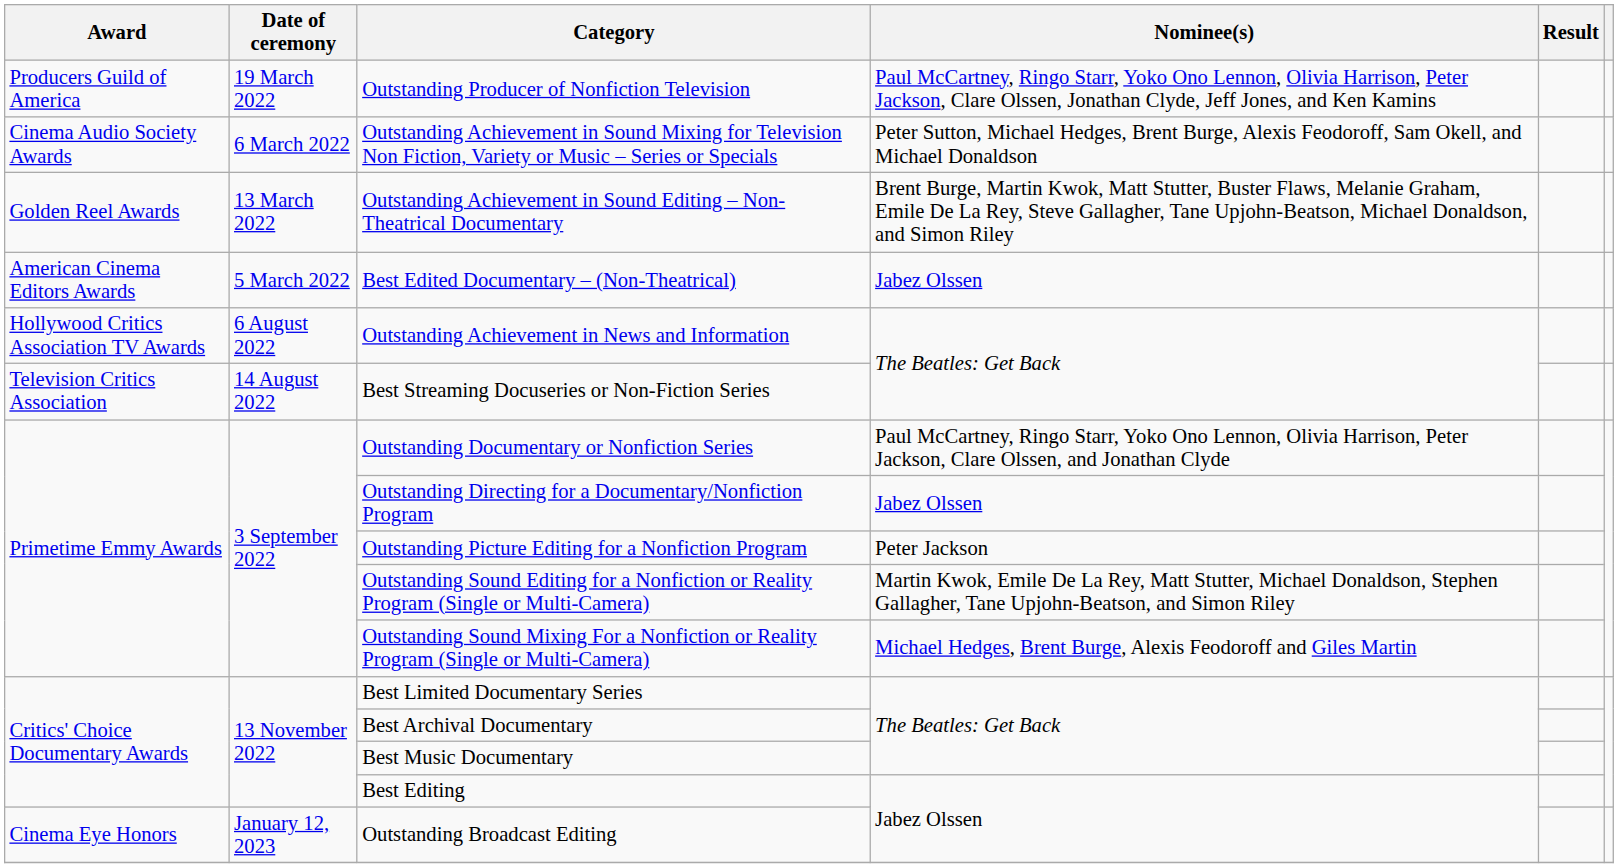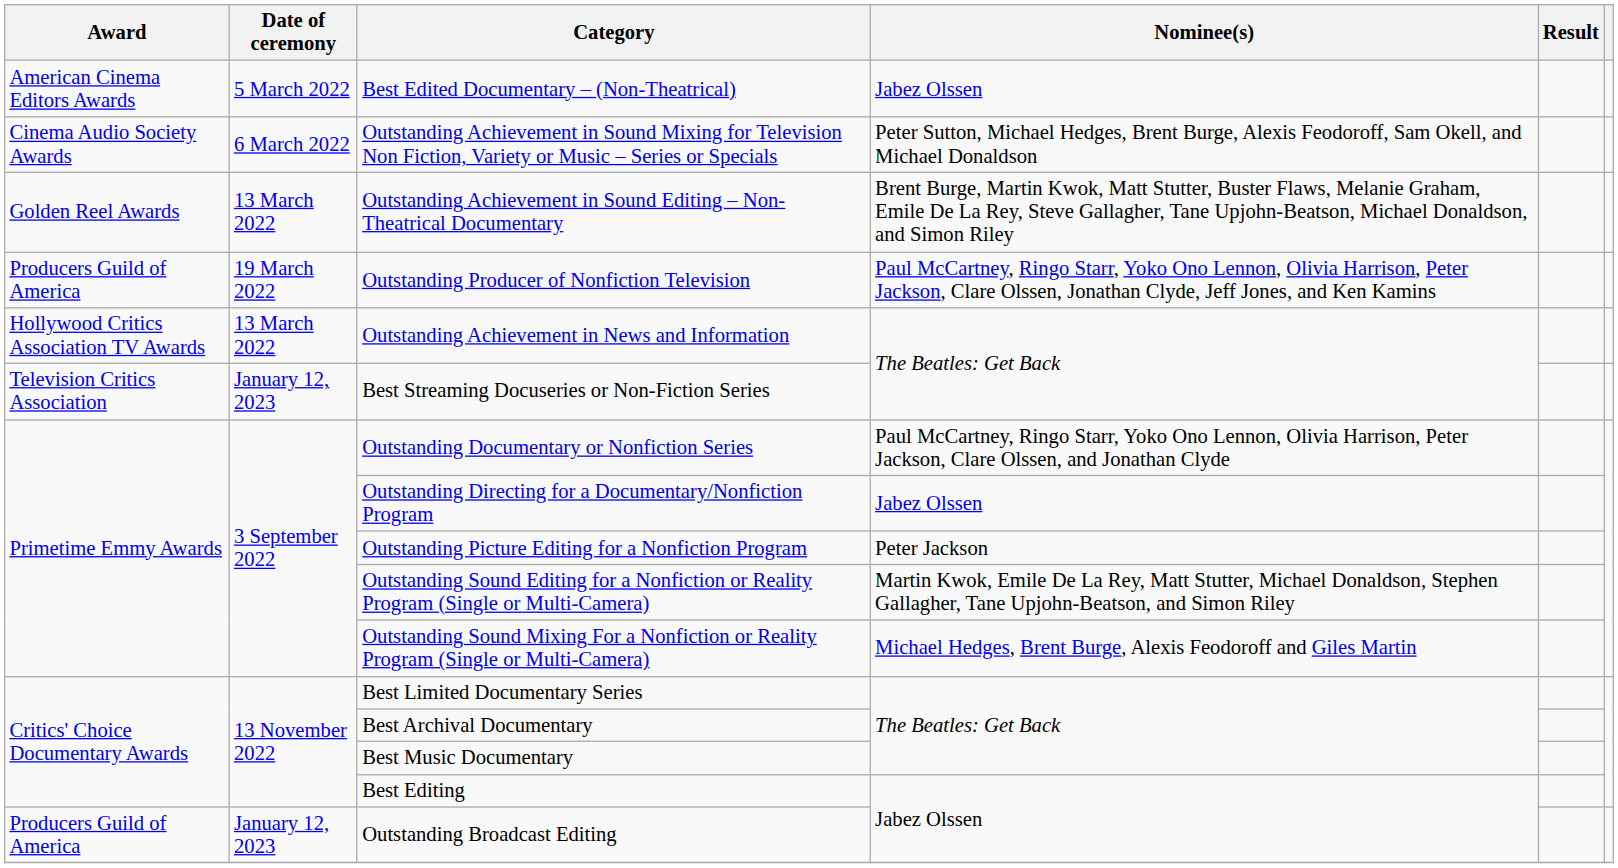rows swapped: (549, 279) <-> (556, 88)
(271, 335) 6 August 2022 -> (274, 335) 13 March 2022
(276, 391) 14 August 2022 -> (282, 391) January 12, 2023
(93, 834) Cinema Eye Honors -> (88, 834) Producers Guild of America
